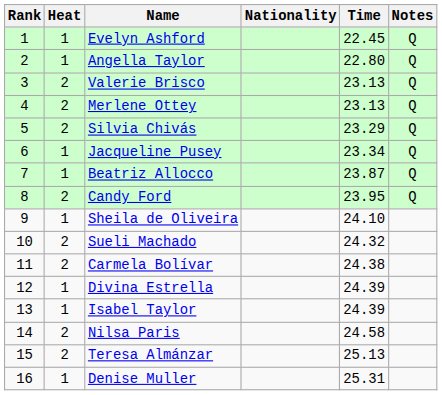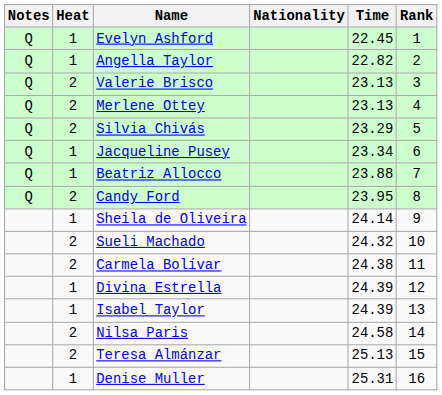columns swapped: (25, 16) <-> (412, 16)
(364, 61) 22.80 -> (372, 61) 22.82
(364, 175) 23.87 -> (372, 175) 23.88
(364, 220) 24.10 -> (372, 220) 24.14
